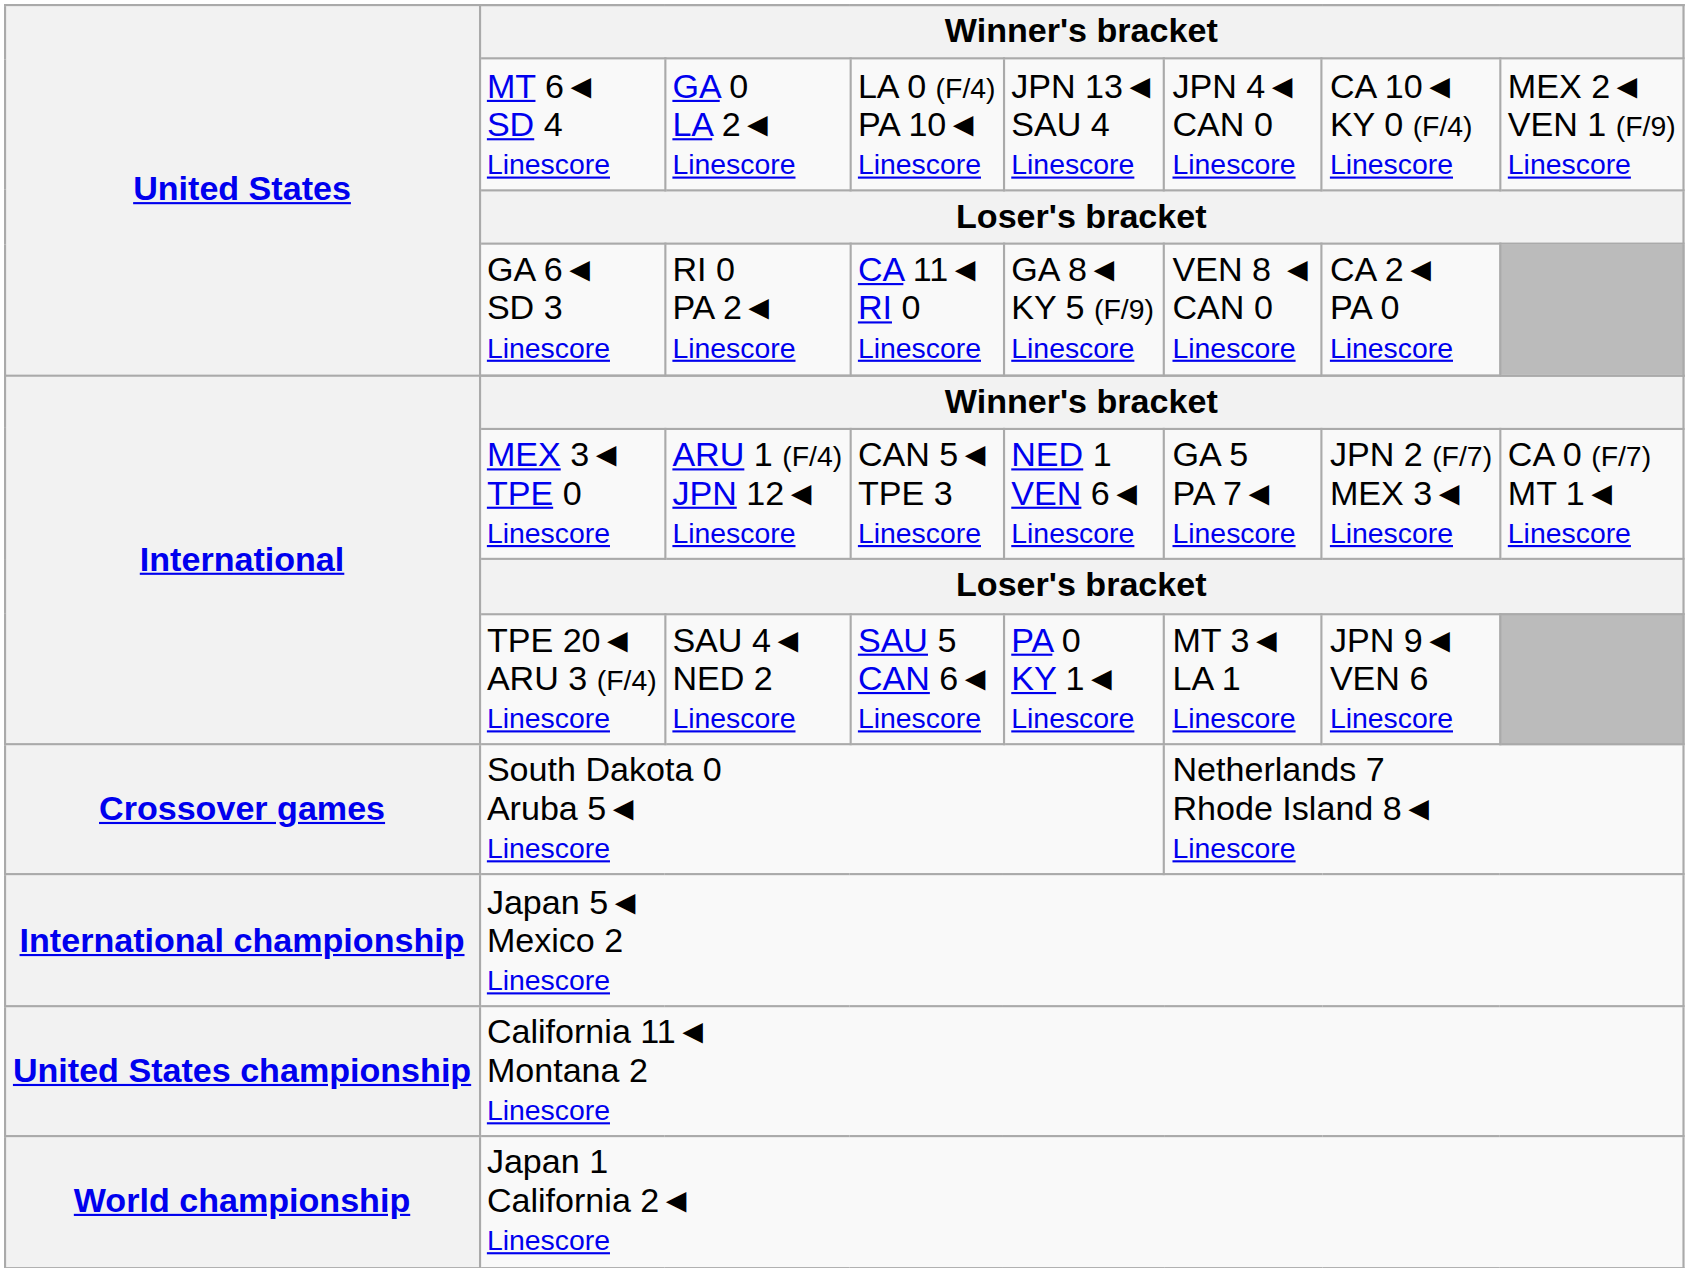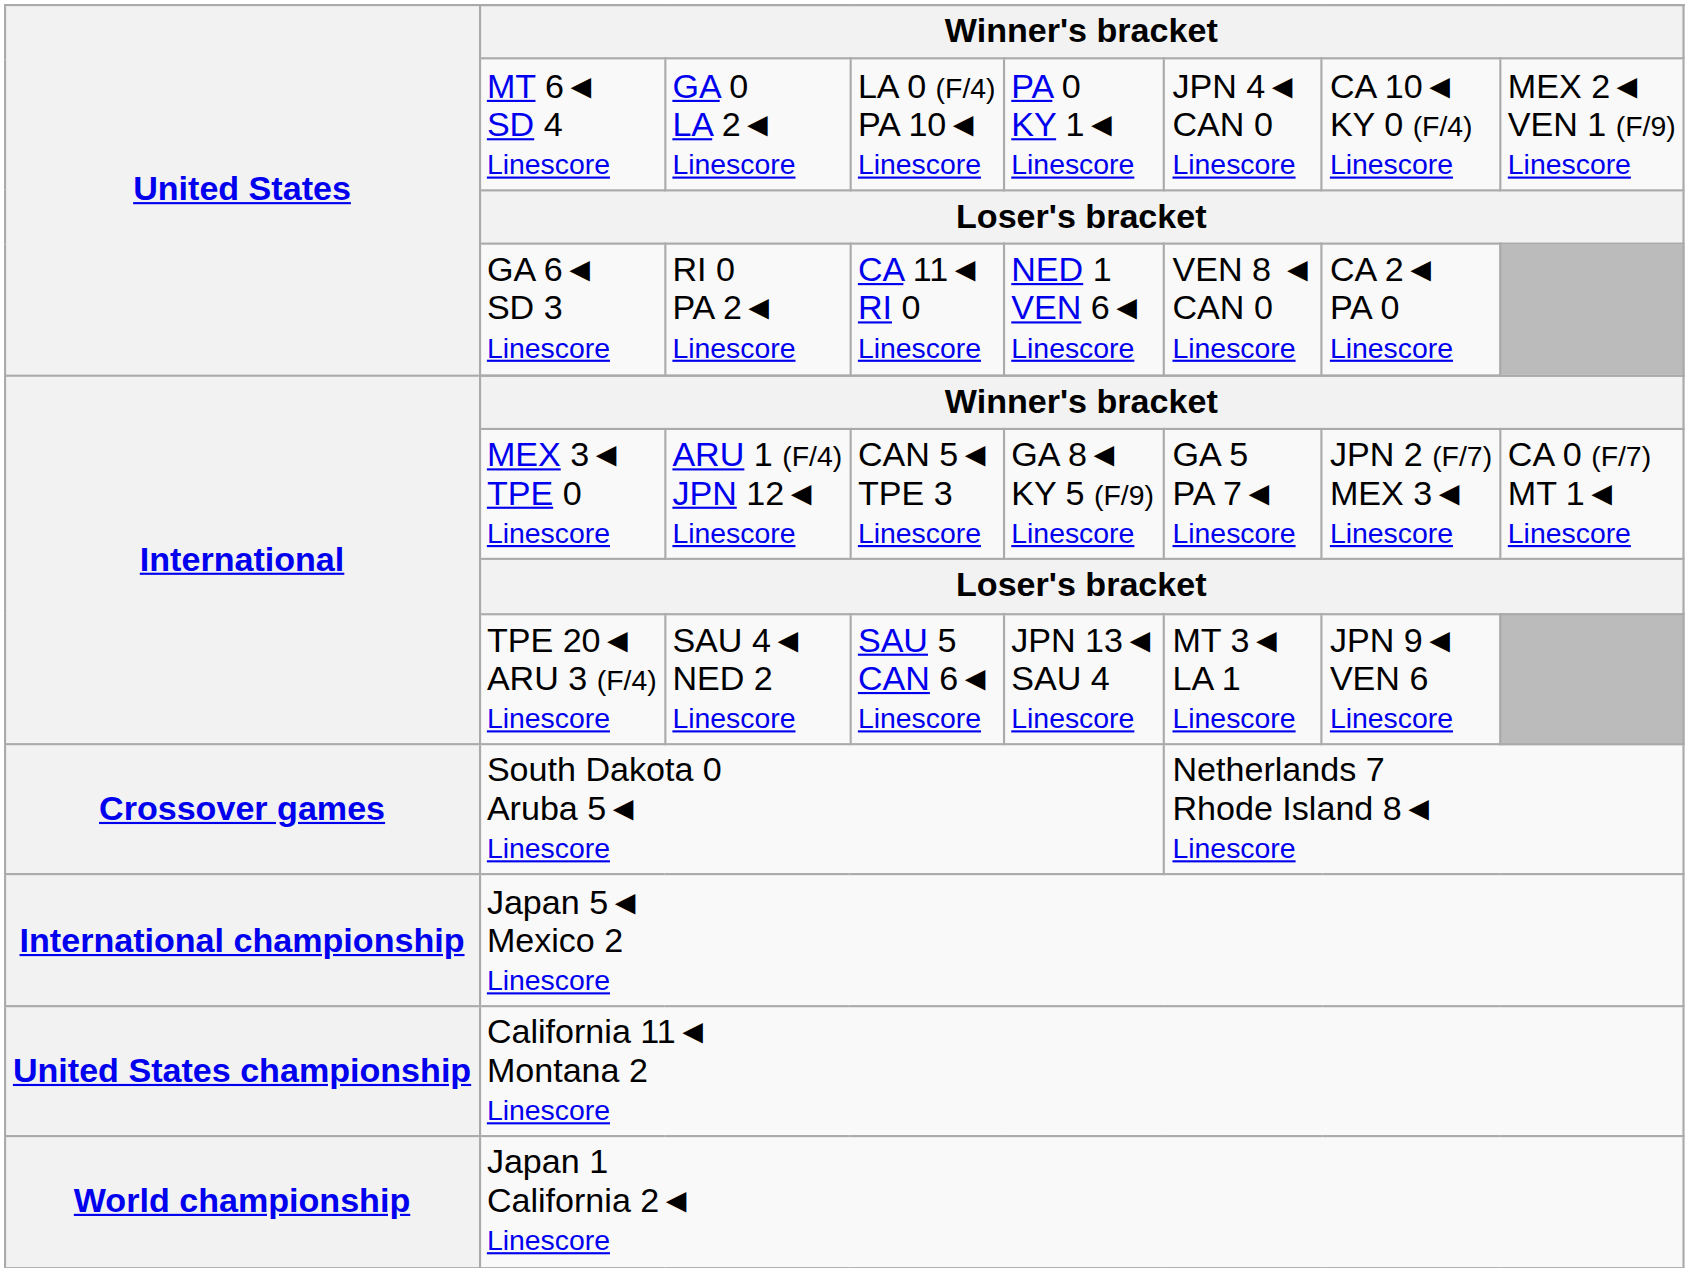(1084, 123) JPN 13◄ SAU 4 Linescore -> (1073, 123) PA 0 KY 1◄ Linescore
(1083, 308) GA 8◄ KY 5 (F/9) Linescore -> (1077, 308) NED 1 VEN 6◄ Linescore
(1077, 493) NED 1 VEN 6◄ Linescore -> (1083, 493) GA 8◄ KY 5 (F/9) Linescore
(1073, 678) PA 0 KY 1◄ Linescore -> (1084, 678) JPN 13◄ SAU 4 Linescore
